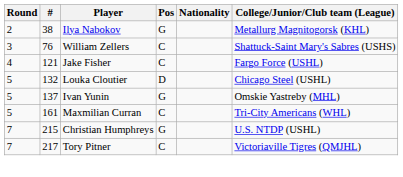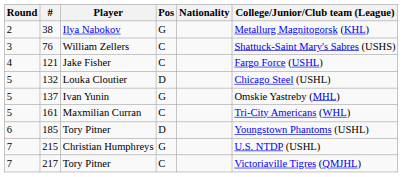+ row: (50, 130)
